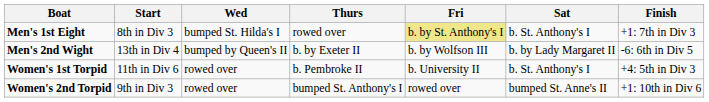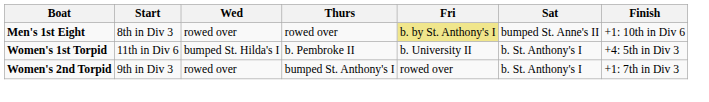(232, 32) bumped St. Hilda's I -> (210, 32) rowed over
(549, 32) b. St. Anthony's I -> (550, 32) bumped St. Anne's II
(658, 32) +1: 7th in Div 3 -> (645, 32) +1: 10th in Div 6
- row: (50, 50)
(211, 69) rowed over -> (232, 50) bumped St. Hilda's I
(558, 87) bumped St. Anne's II -> (541, 69) b. St. Anthony's I
(661, 87) +1: 10th in Div 6 -> (642, 69) +1: 7th in Div 3
